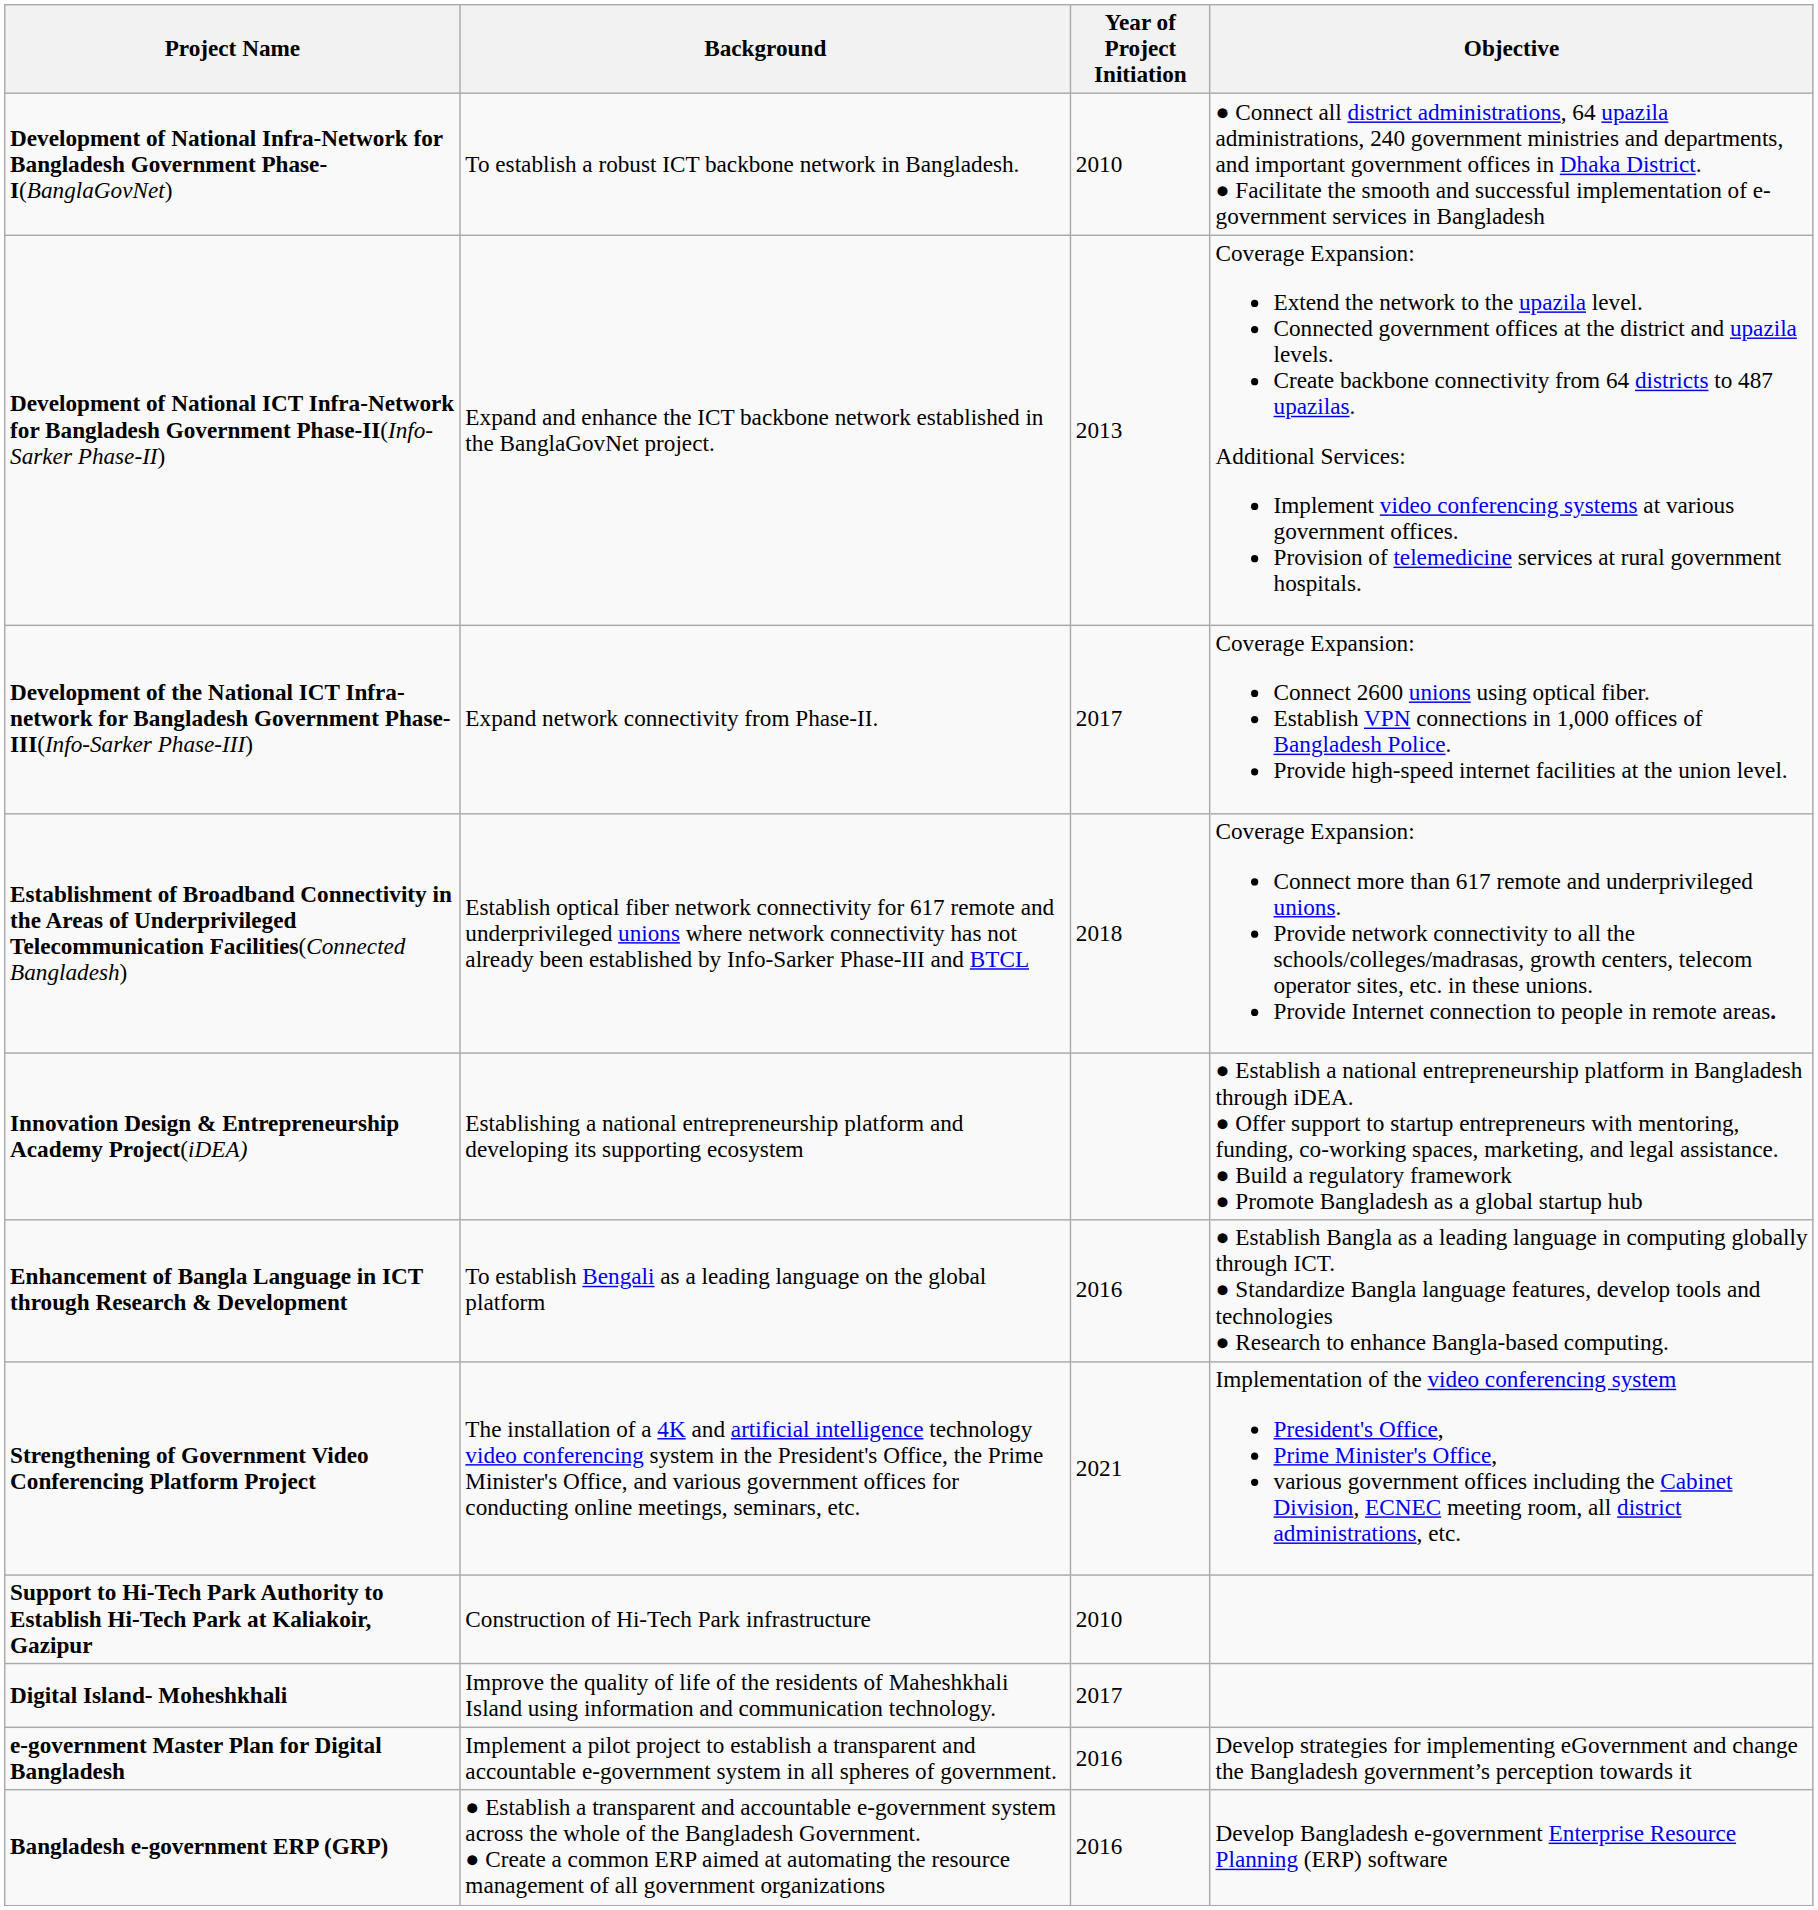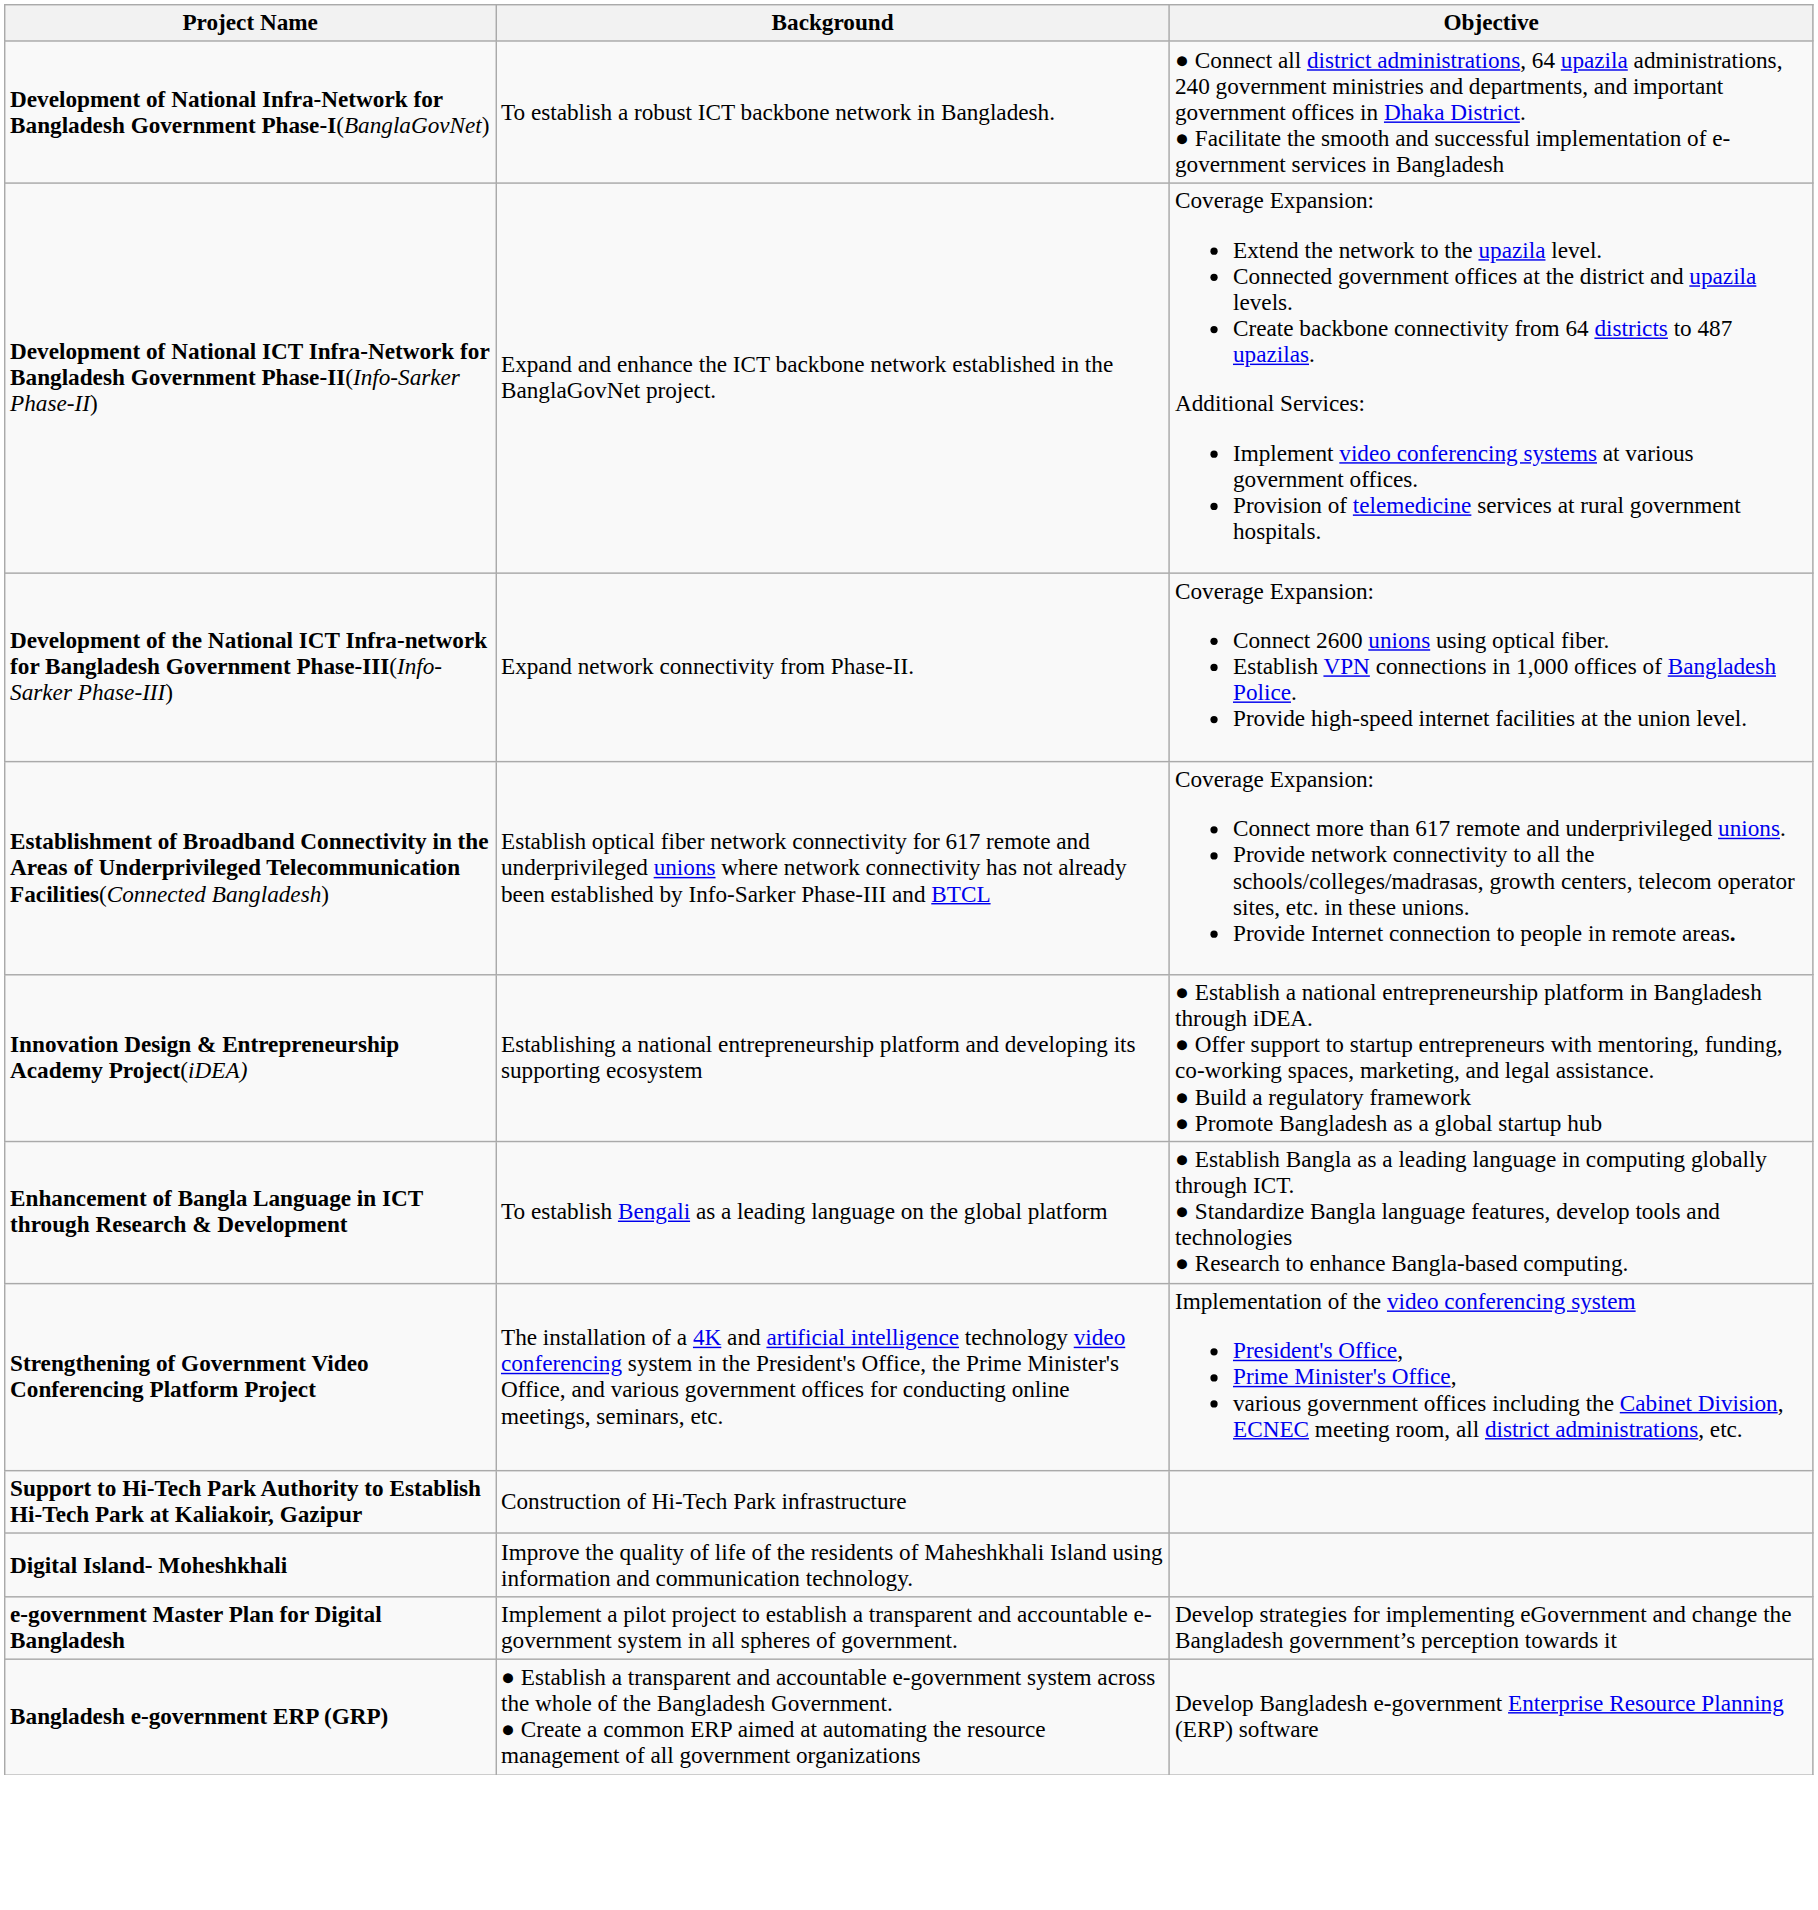- column: (1140, 48)
